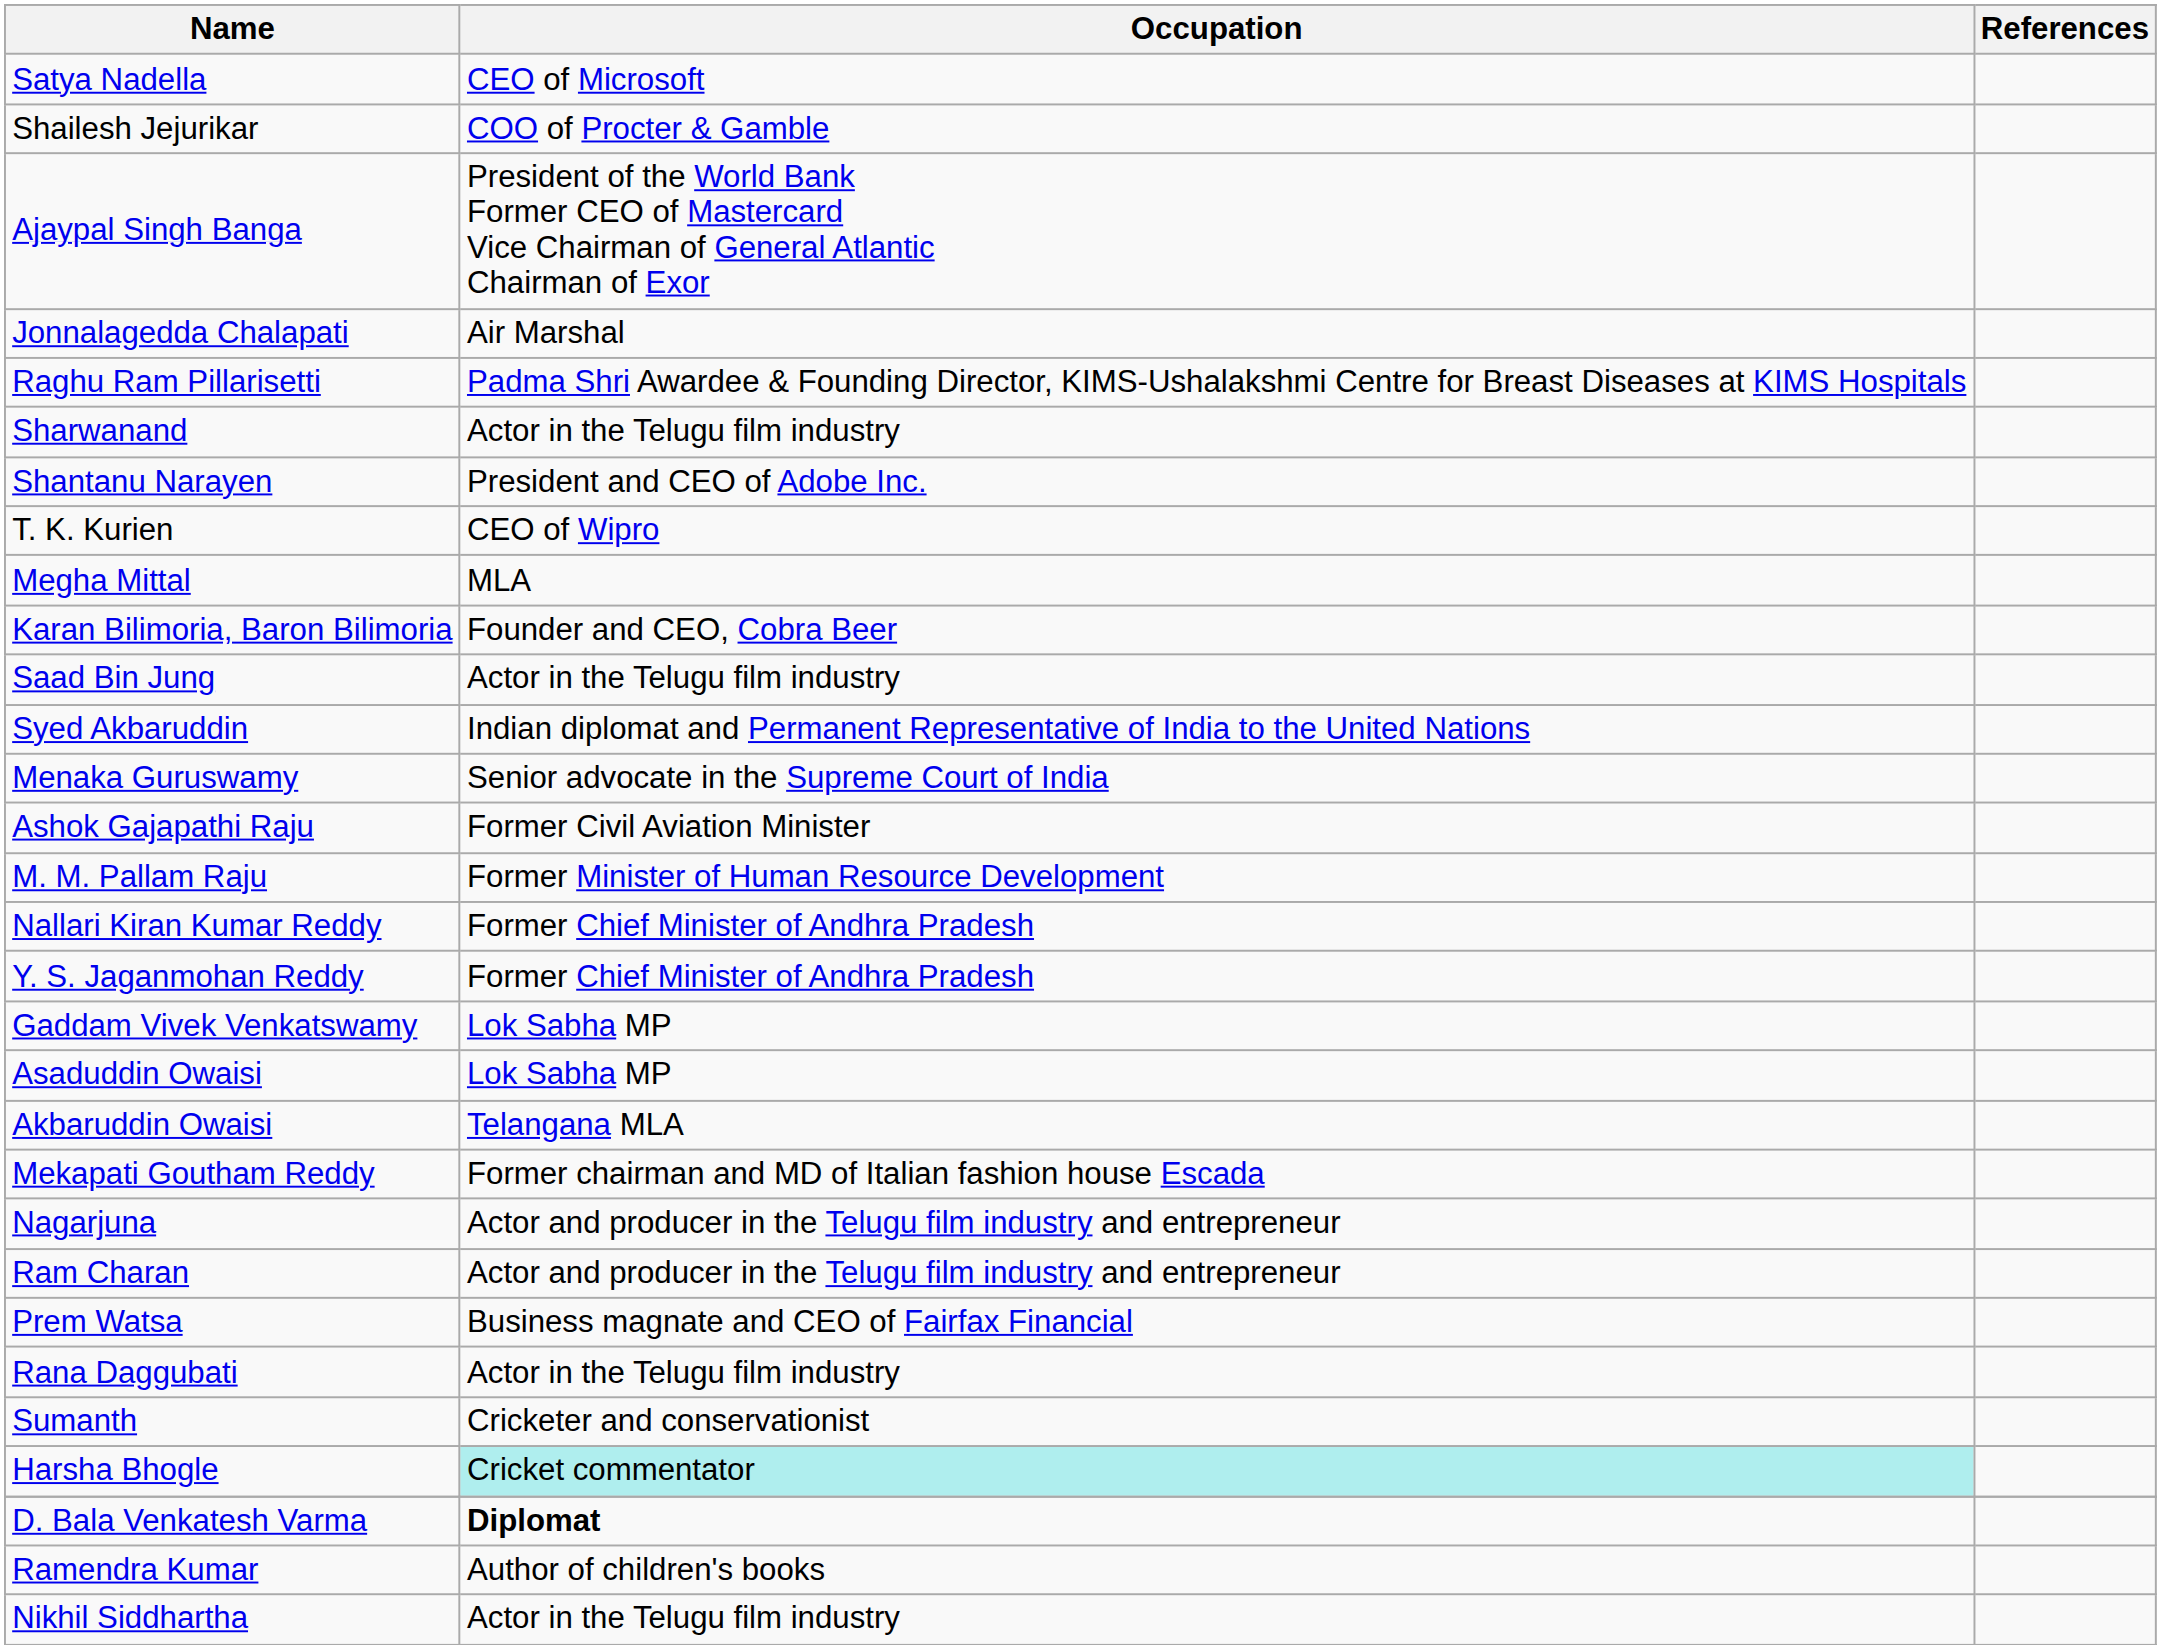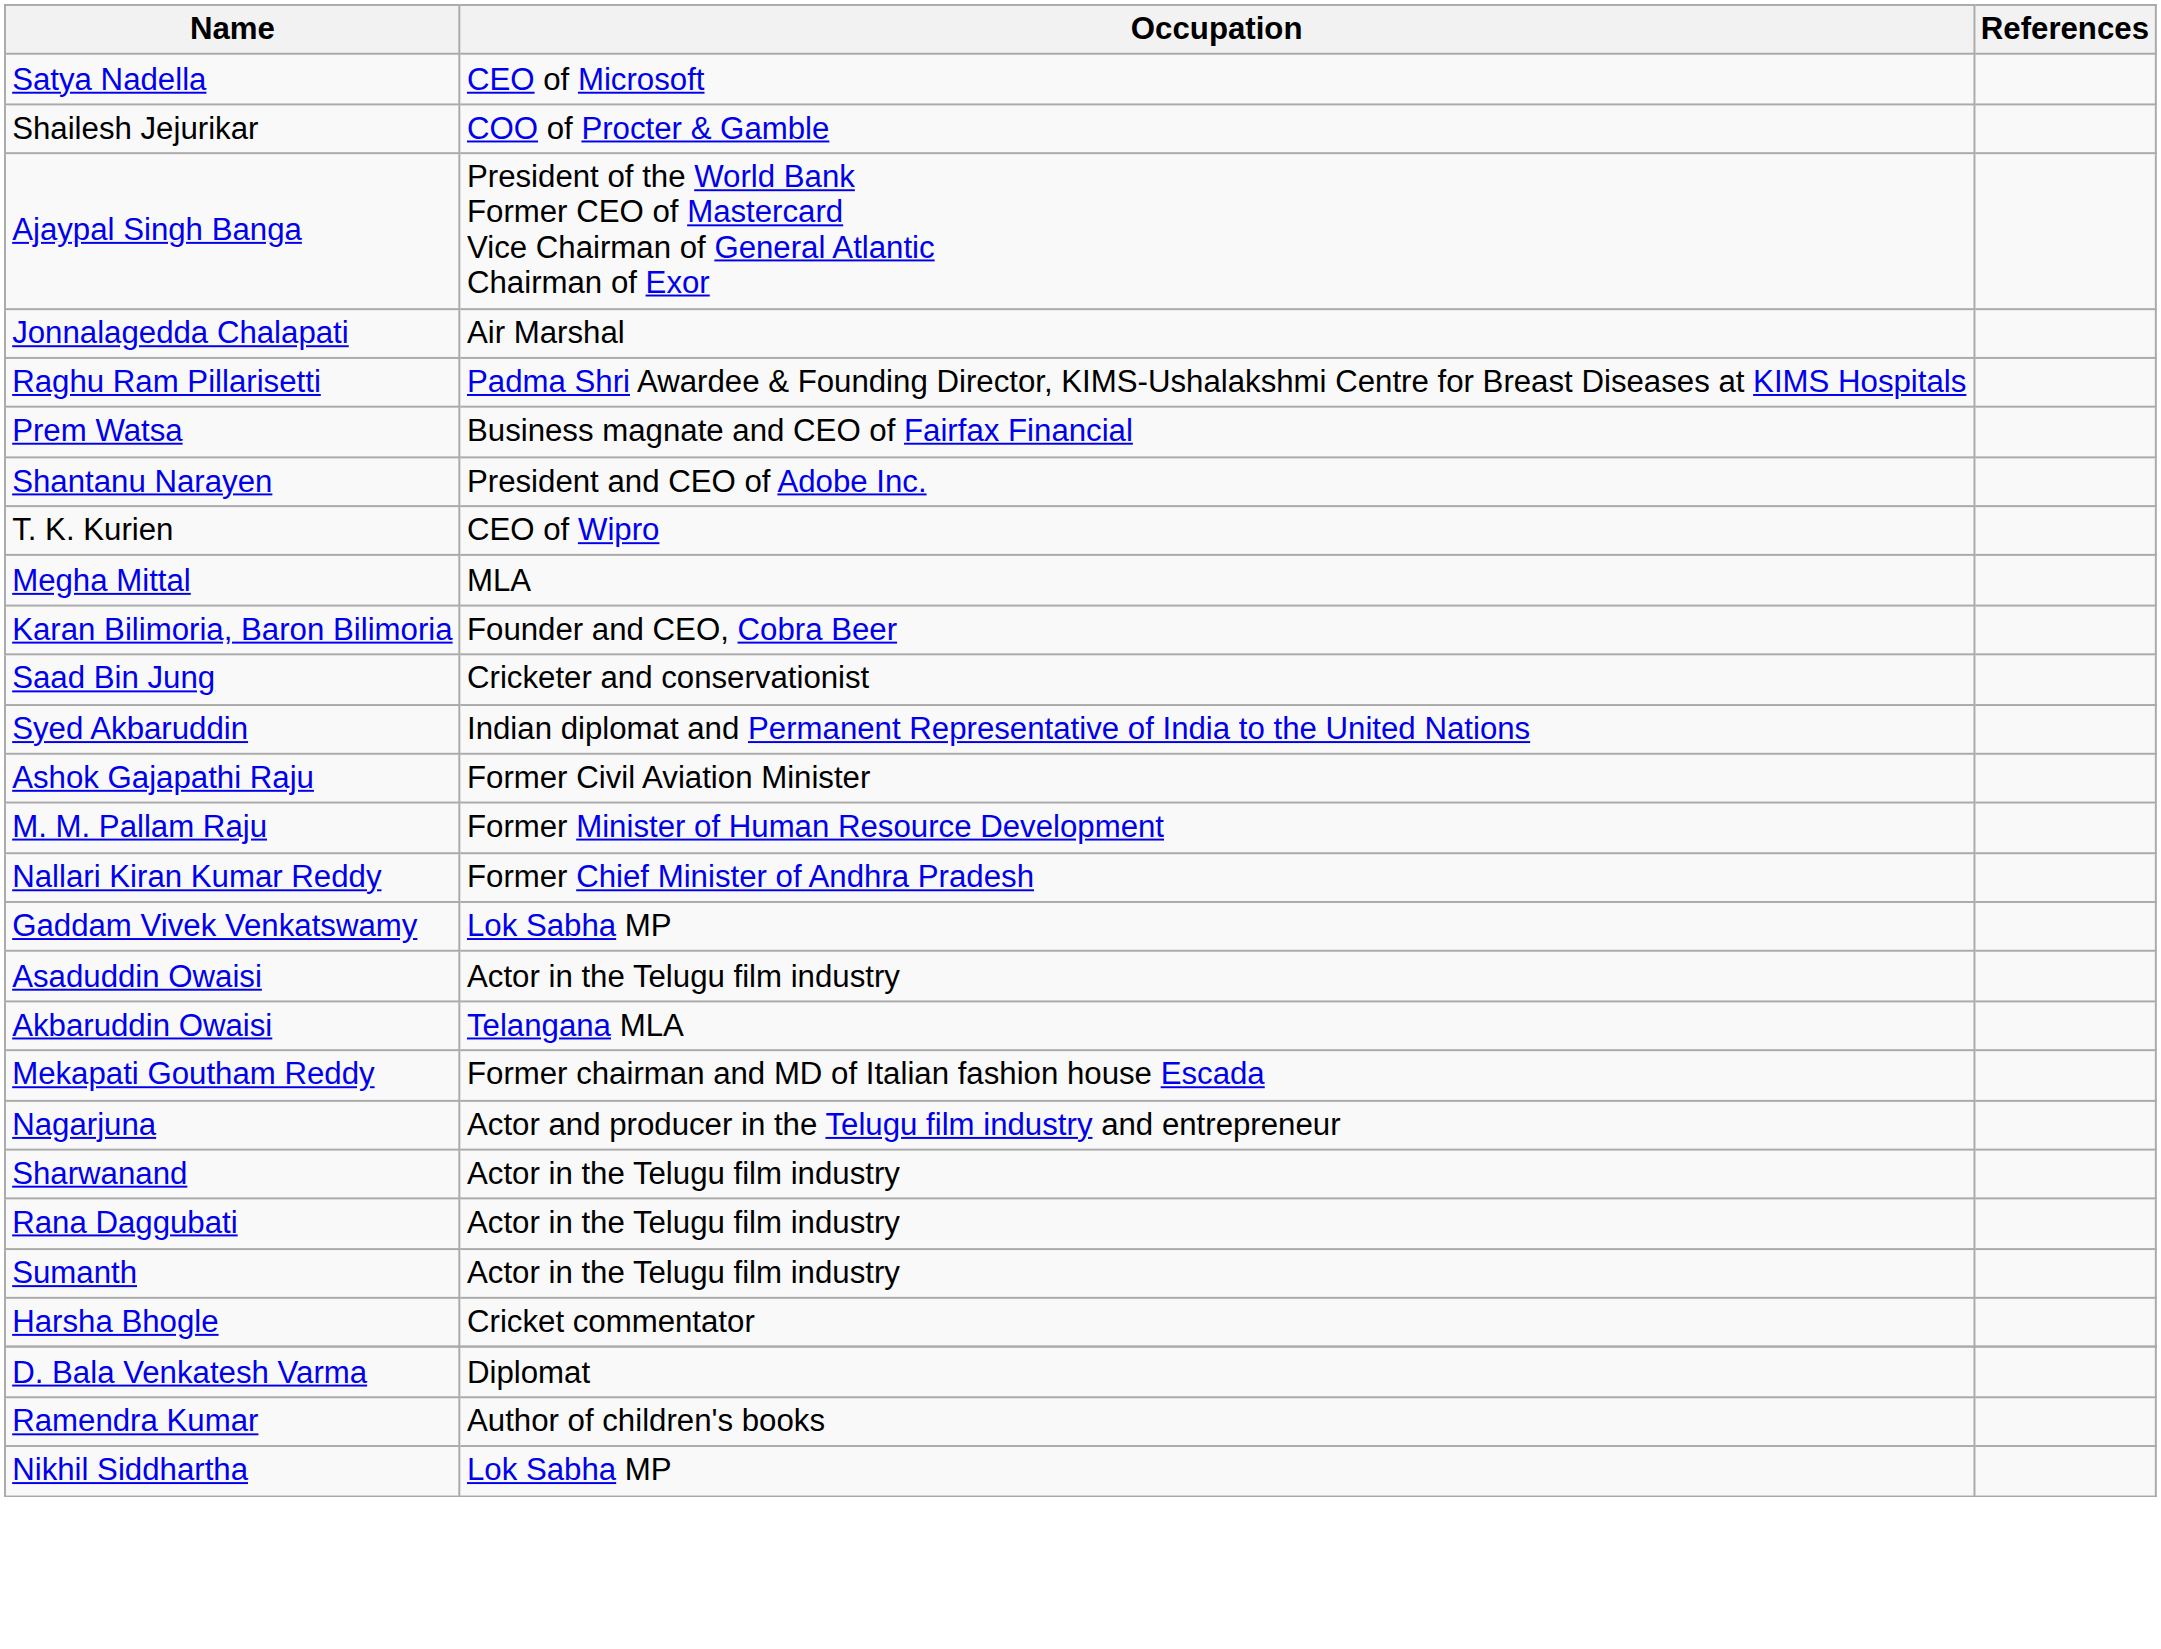rows swapped: (97, 1322) <-> (100, 431)
(683, 678) Actor in the Telugu film industry -> (668, 678) Cricketer and conservationist
- row: (155, 777)
- row: (188, 975)
(569, 1074) Lok Sabha MP -> (683, 975) Actor in the Telugu film industry
- row: (101, 1272)
(668, 1421) Cricketer and conservationist -> (683, 1272) Actor in the Telugu film industry
(611, 1470) paleturquoise background -> (611, 1322) no background
(534, 1520) bold -> (529, 1371) normal
(683, 1618) Actor in the Telugu film industry -> (569, 1470) Lok Sabha MP
